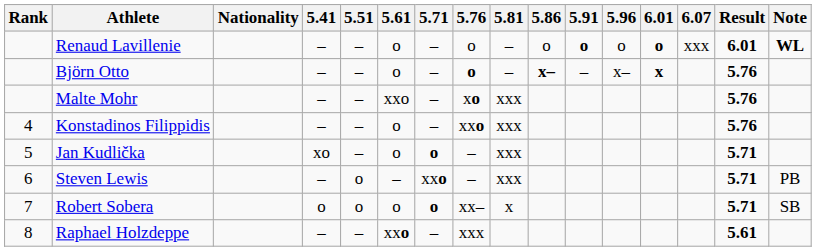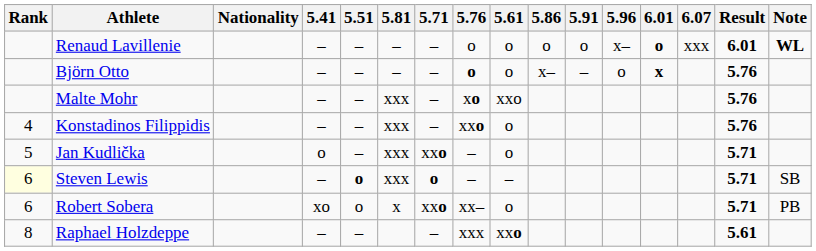columns swapped: (396, 17) <-> (509, 17)
(584, 44) bold -> (584, 44) normal
(621, 44) o -> (621, 44) x–
(546, 71) bold -> (546, 71) normal
(621, 71) x– -> (621, 71) o
(321, 152) xo -> (321, 152) o
(434, 152) o -> (434, 152) xxo
(28, 179) no background -> (28, 179) lightyellow background
(359, 179) normal -> (359, 179) bold
(434, 179) xxo -> (434, 179) o
(790, 179) PB -> (790, 179) SB
(28, 206) 7 -> (28, 206) 6
(321, 206) o -> (321, 206) xo
(434, 206) o -> (434, 206) xxo
(790, 206) SB -> (790, 206) PB
